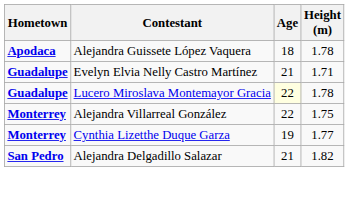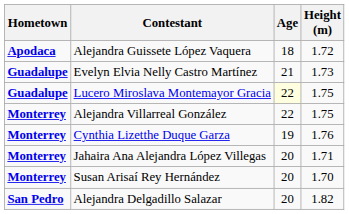(322, 51) 1.78 -> (322, 51) 1.72
(322, 72) 1.71 -> (322, 72) 1.73
(322, 93) 1.78 -> (322, 93) 1.75
(322, 135) 1.77 -> (322, 135) 1.76
+ row: (170, 156)
+ row: (147, 177)
(287, 156) 21 -> (287, 198) 20
